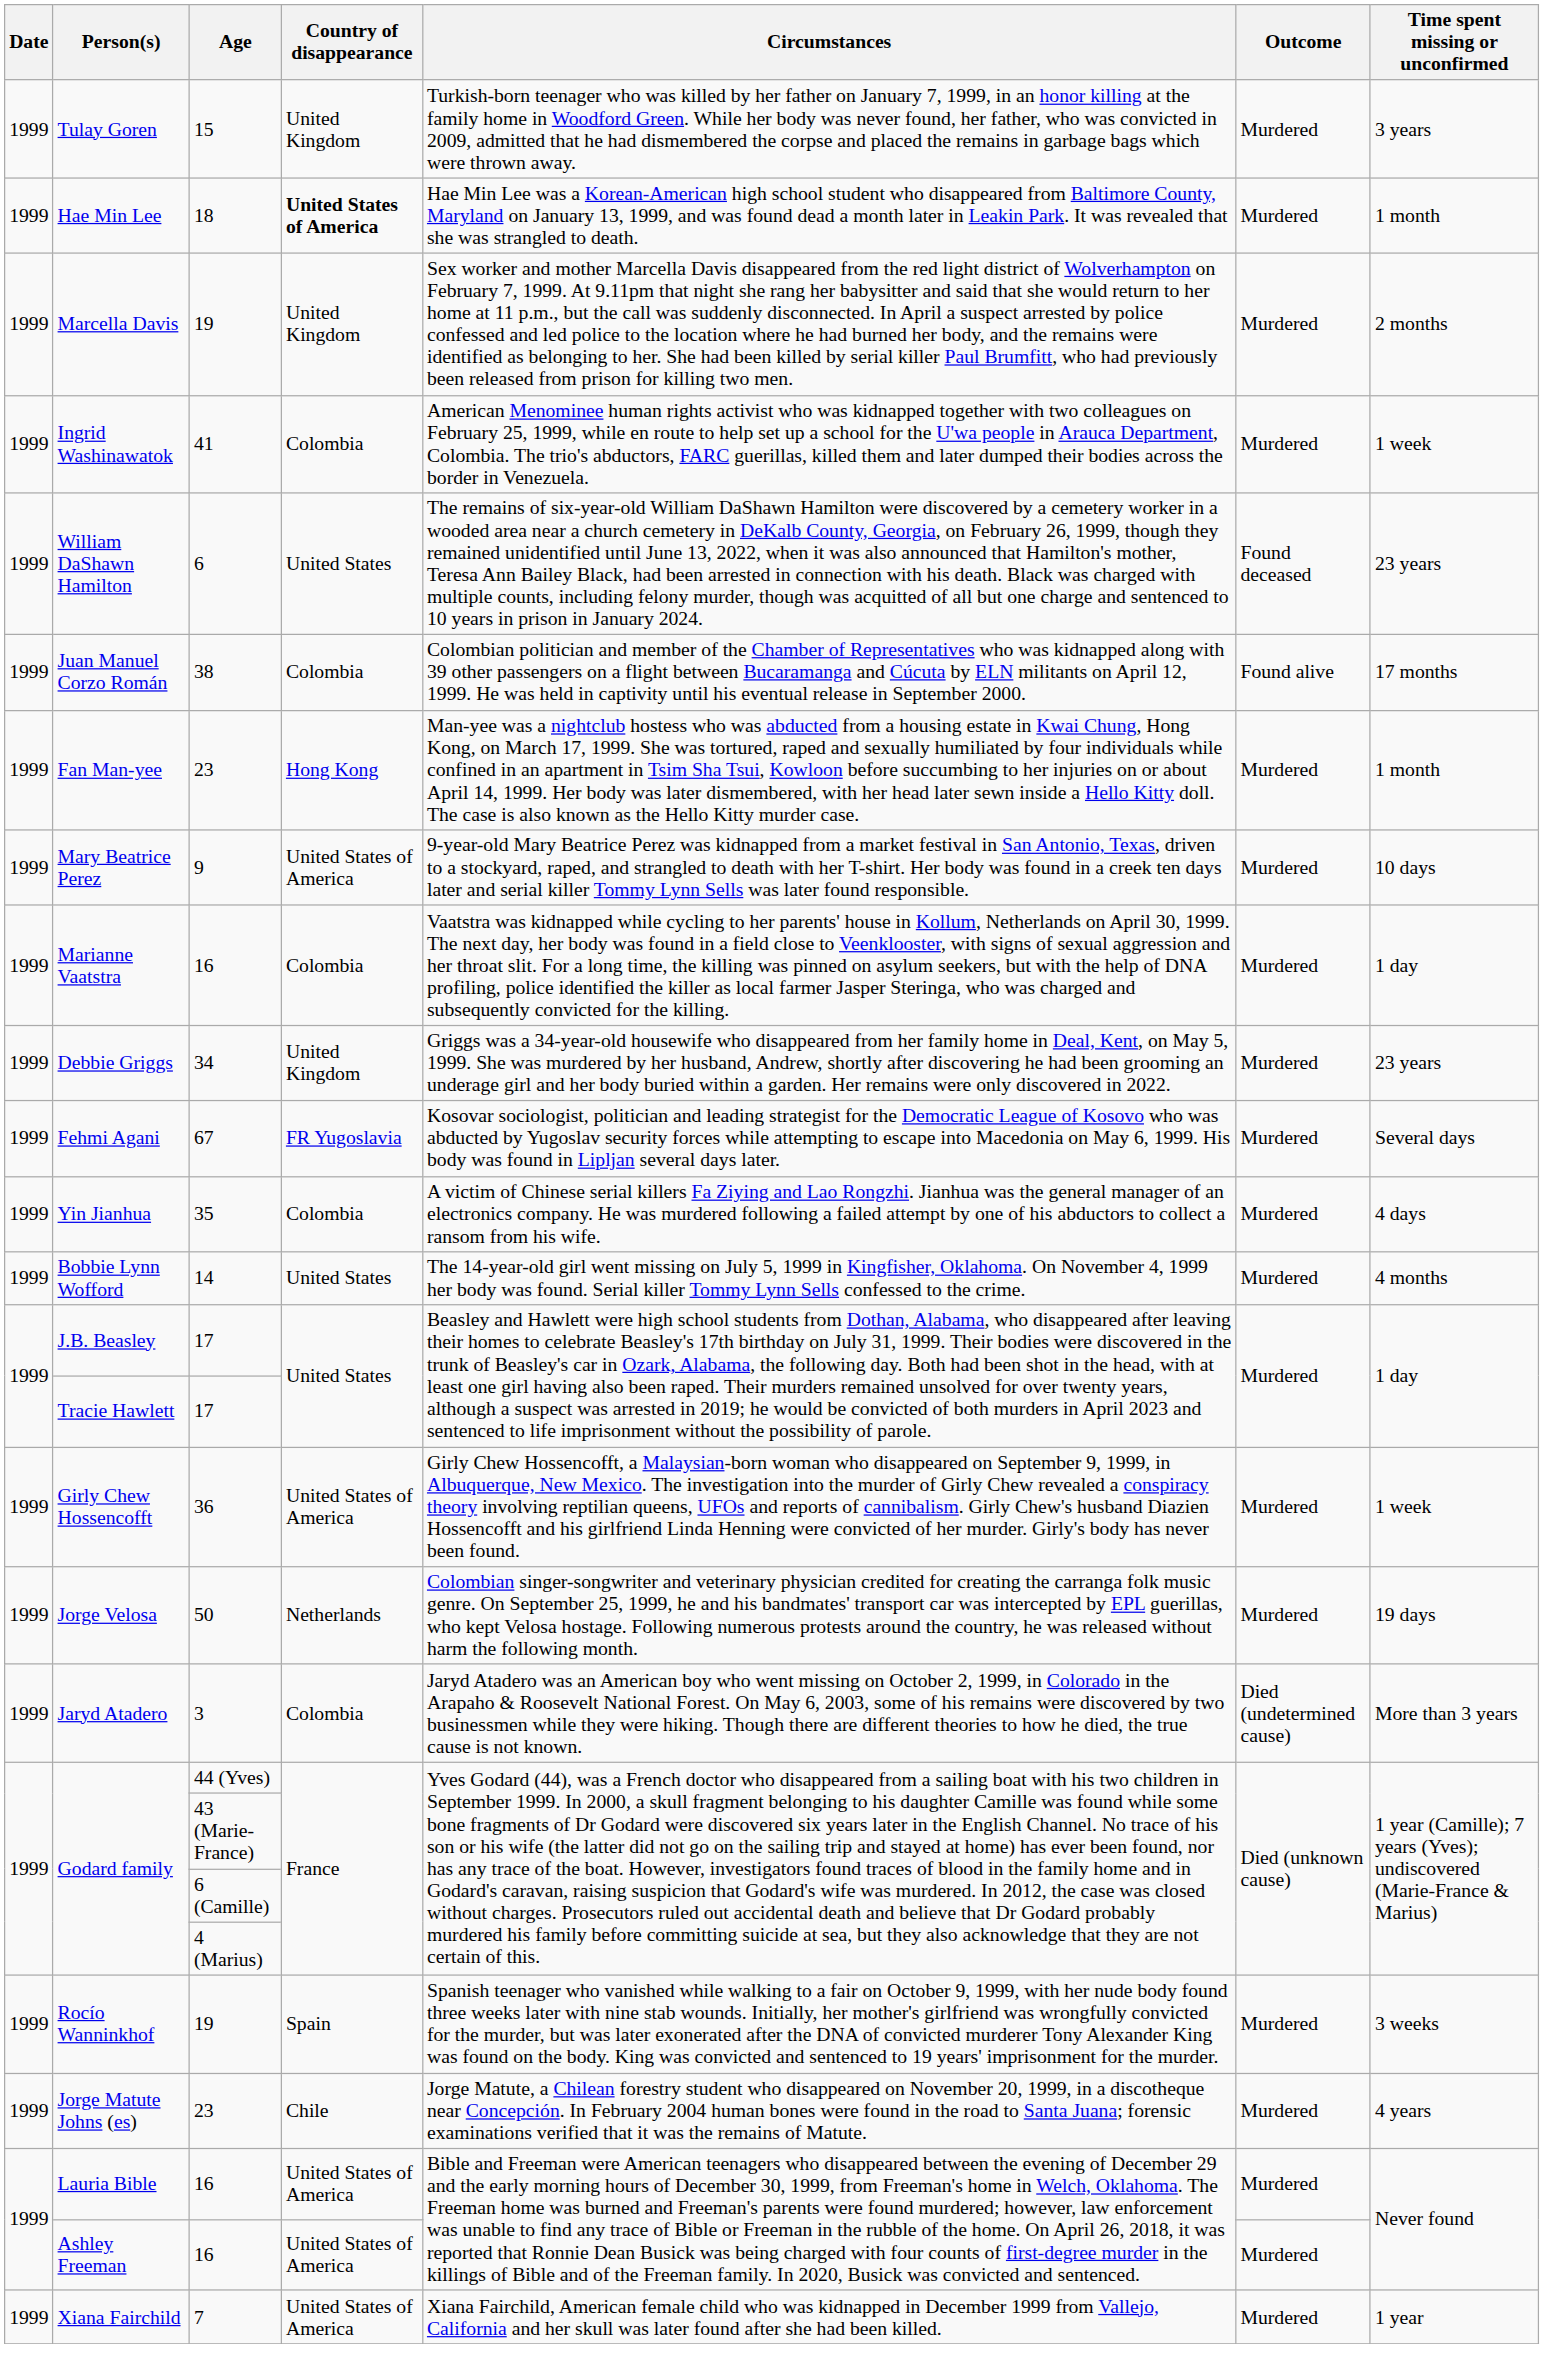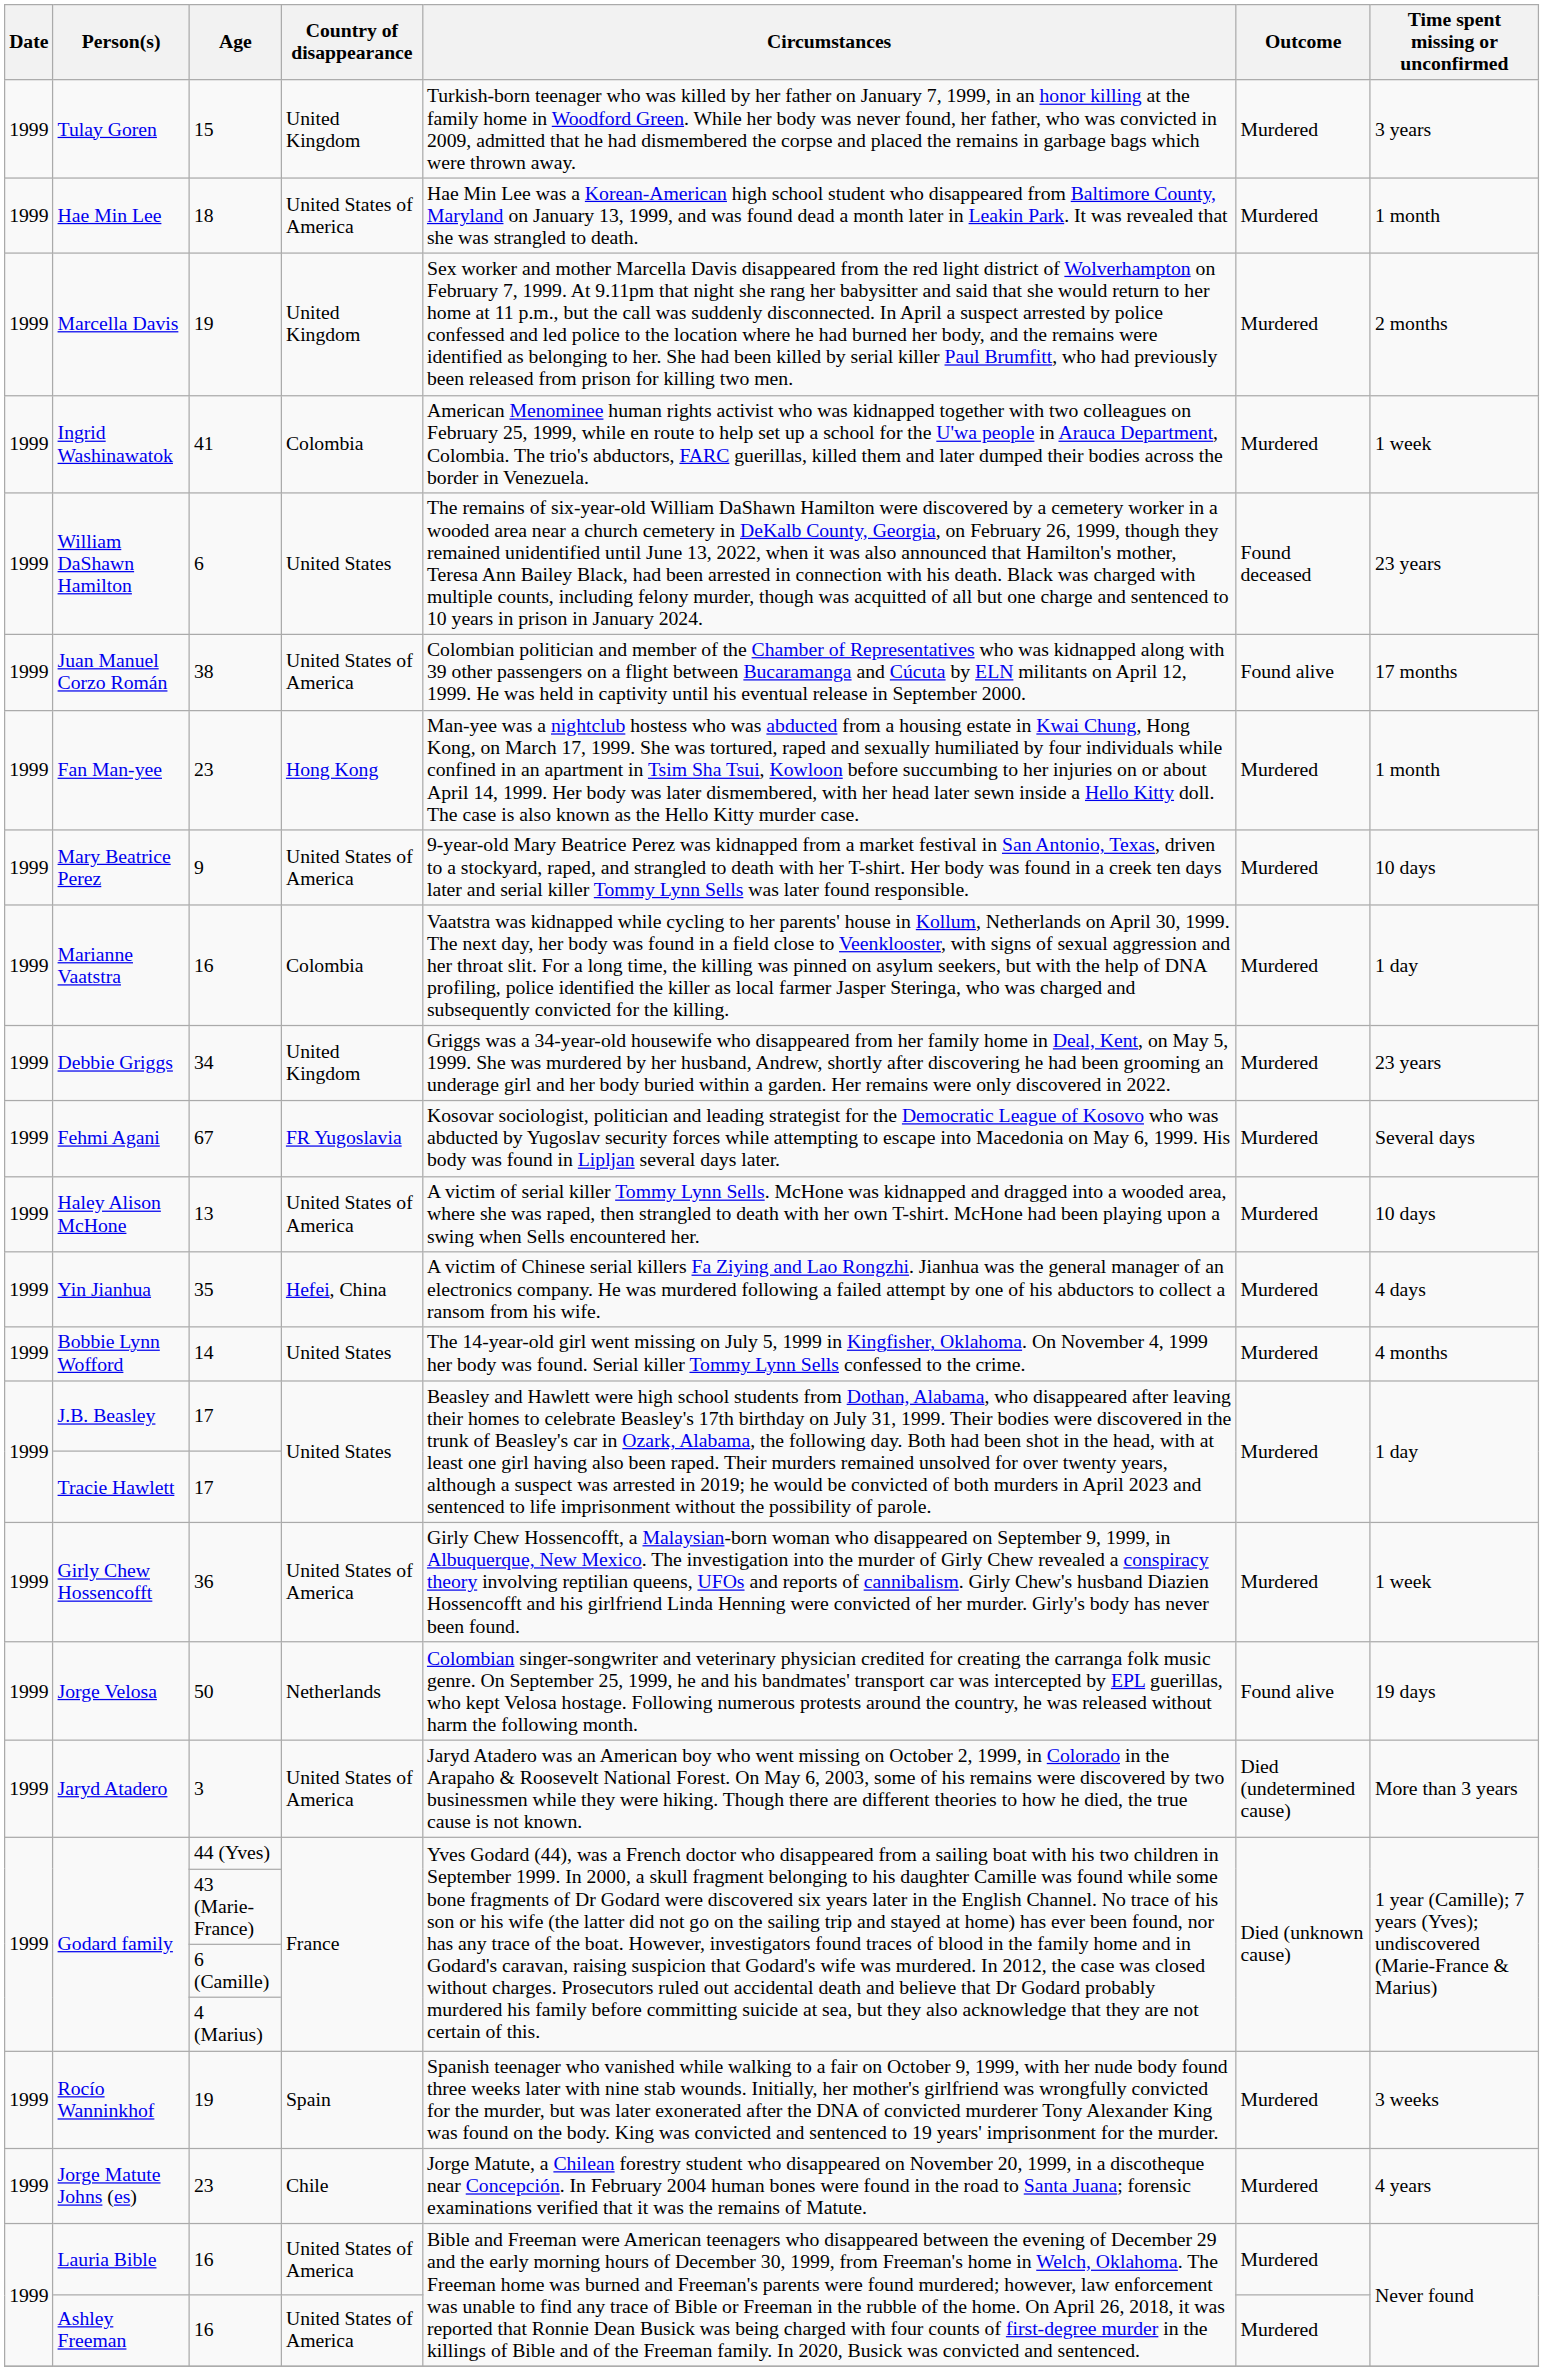(342, 215) bold -> (349, 215) normal
(325, 672) Colombia -> (349, 672) United States of America
+ row: (109, 1213)
(325, 1213) Colombia -> (336, 1289) Hefei, China
(1279, 1615) Murdered -> (1287, 1690) Found alive
(325, 1713) Colombia -> (349, 1788) United States of America
- row: (119, 2316)
